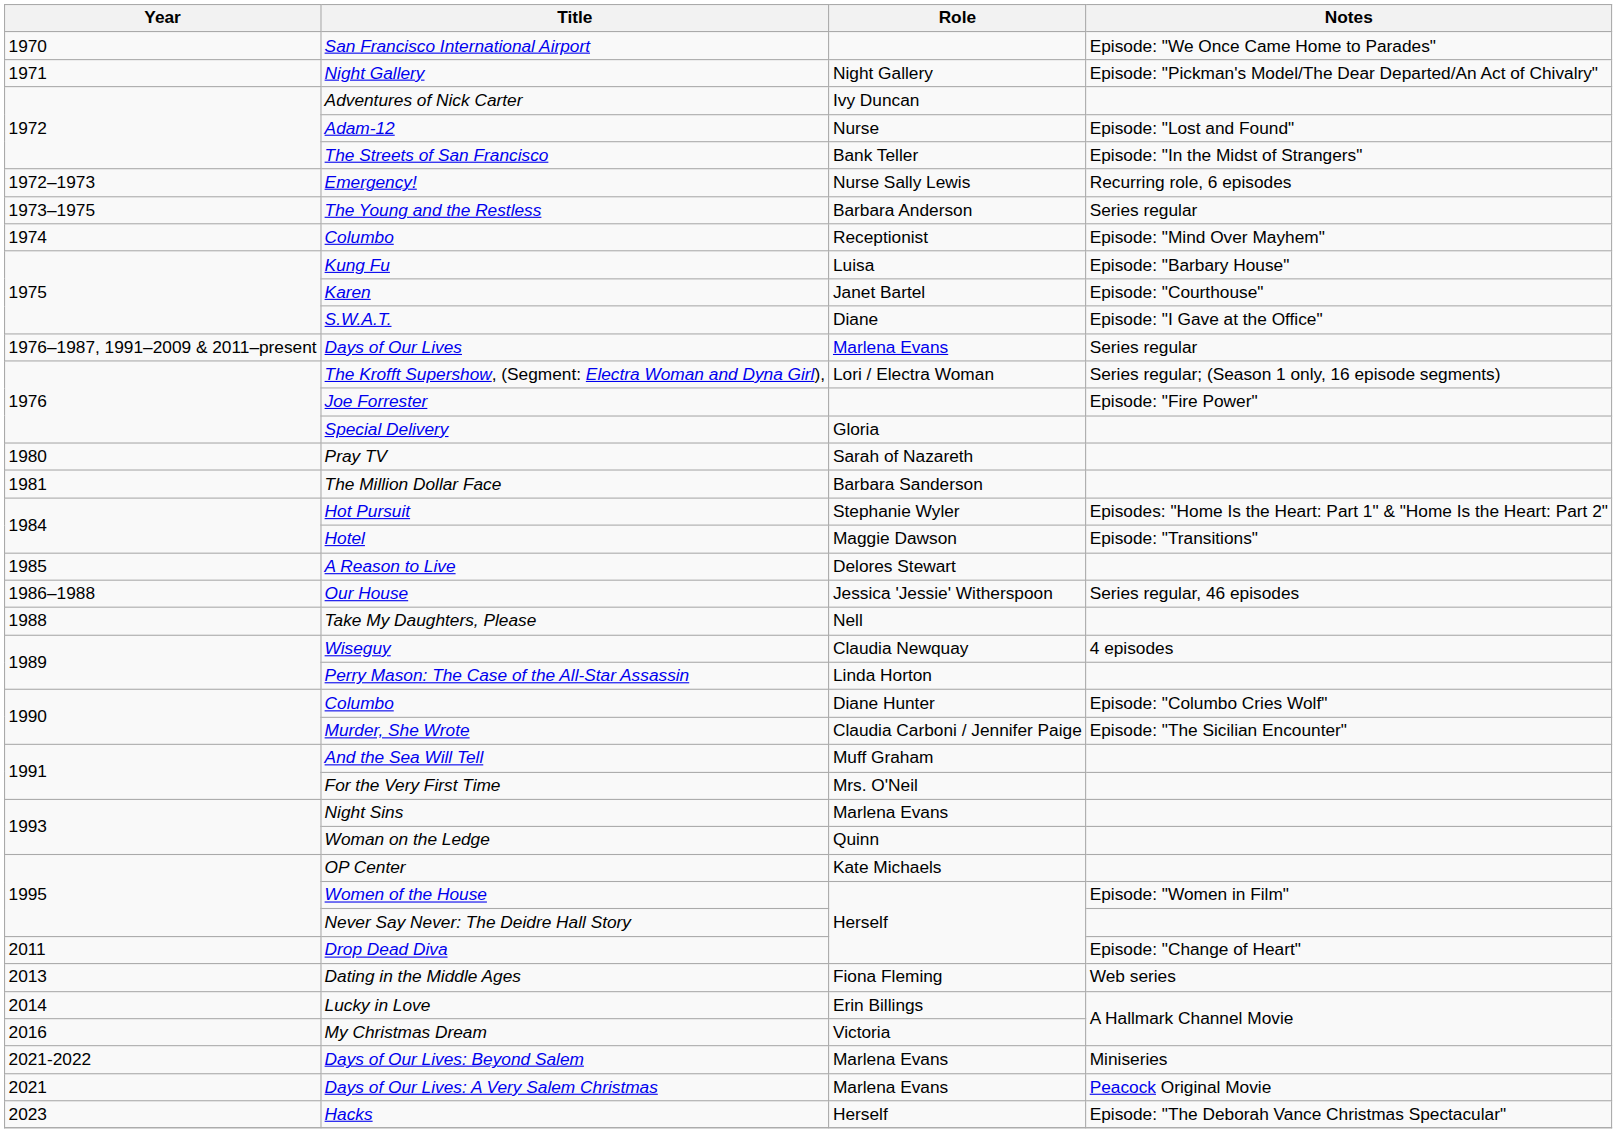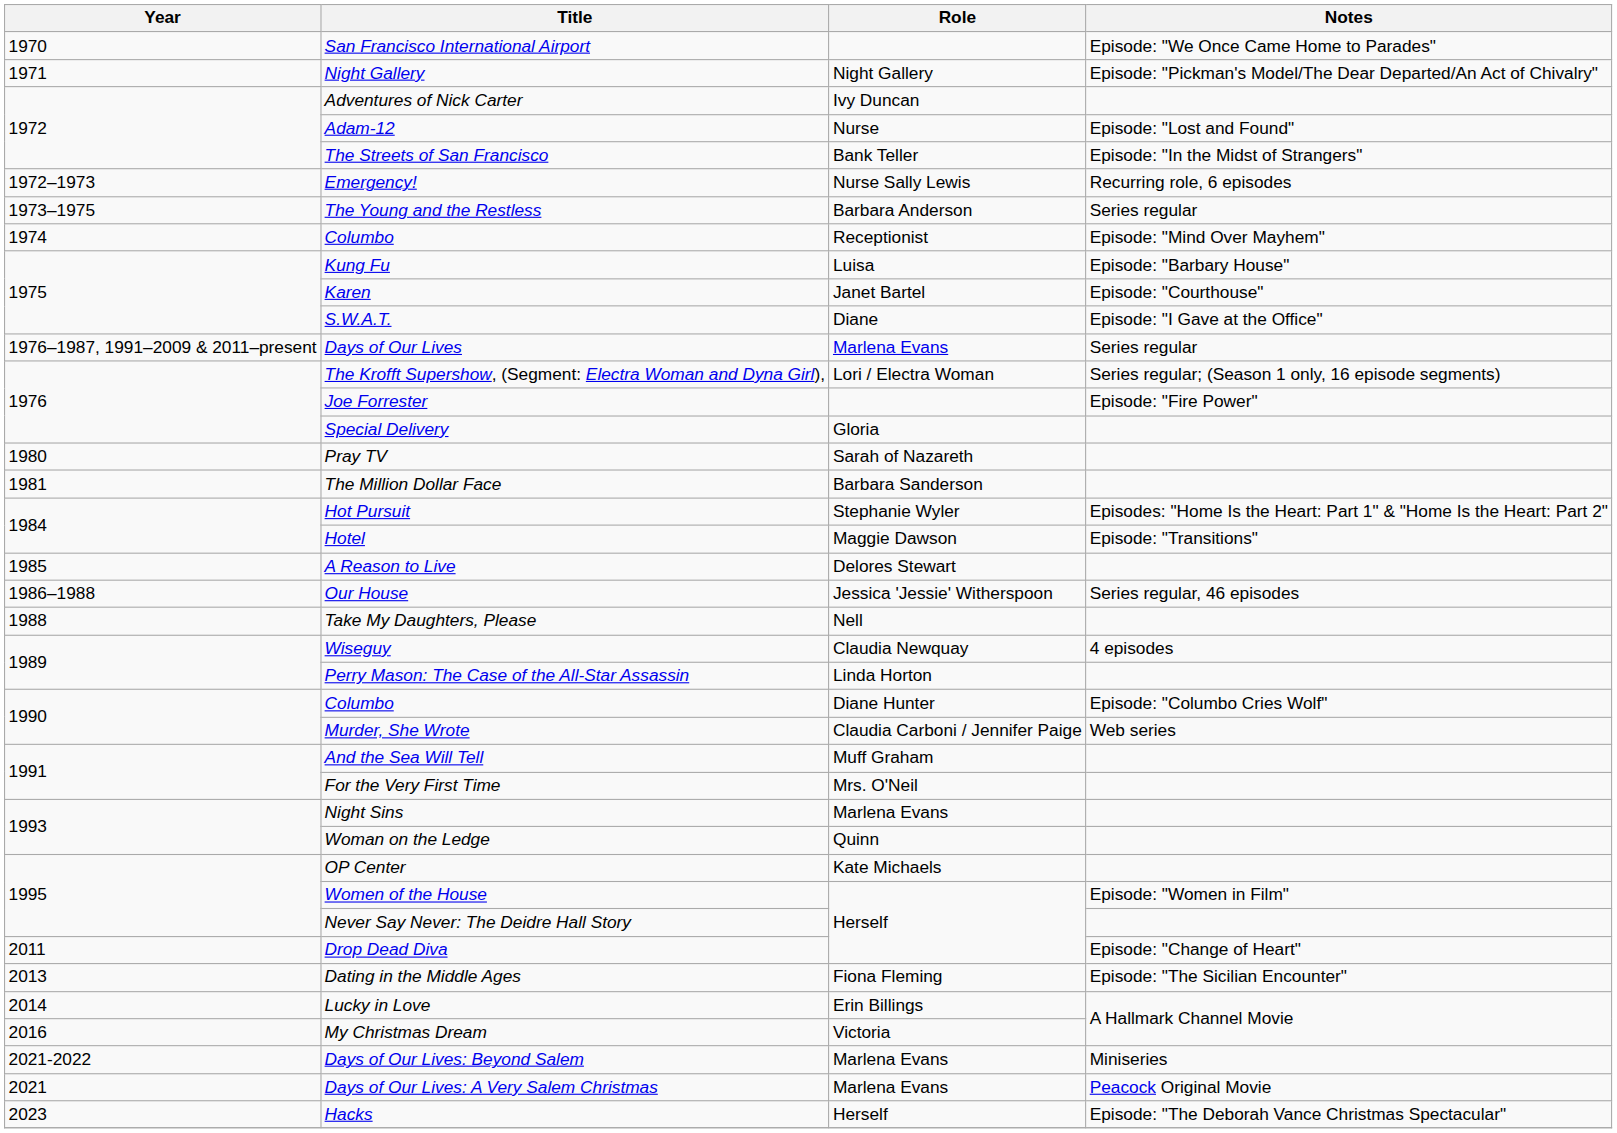(1218, 730) Episode: "The Sicilian Encounter" -> (1133, 730) Web series
(1133, 977) Web series -> (1218, 977) Episode: "The Sicilian Encounter"
